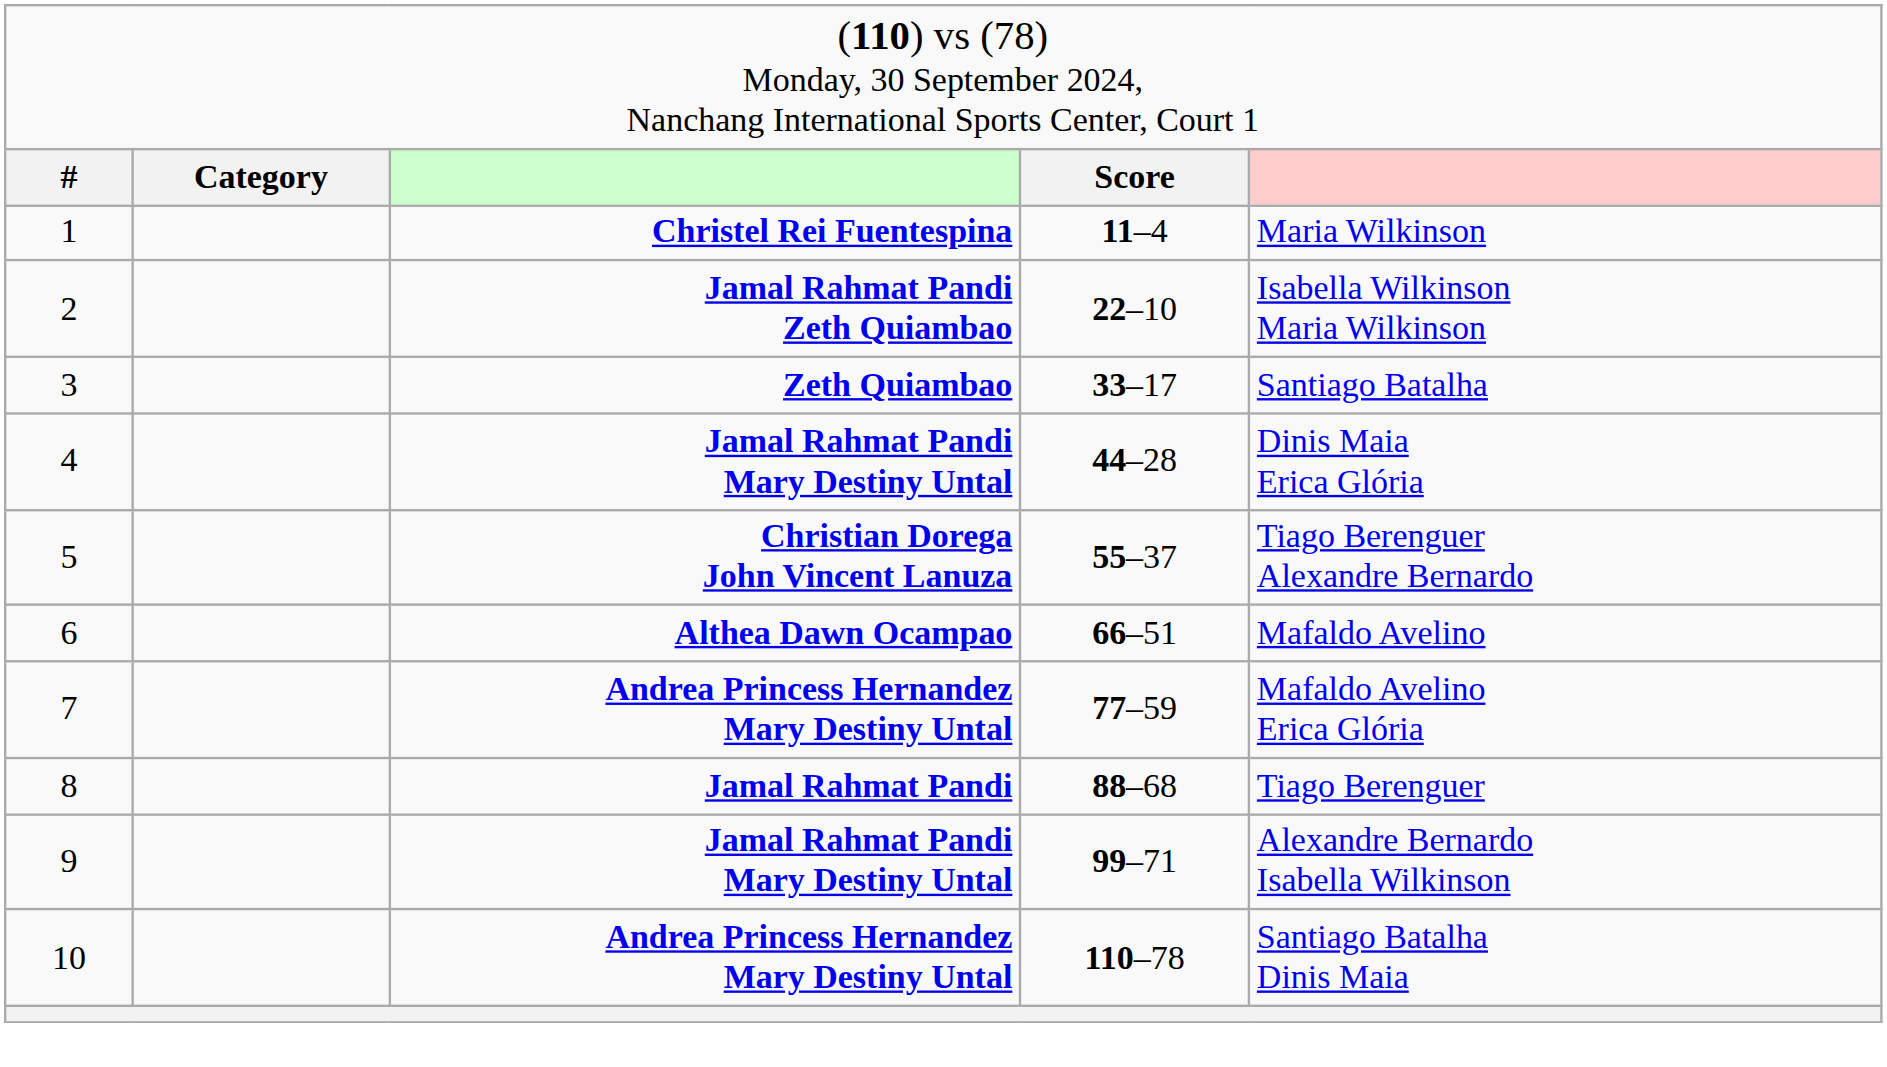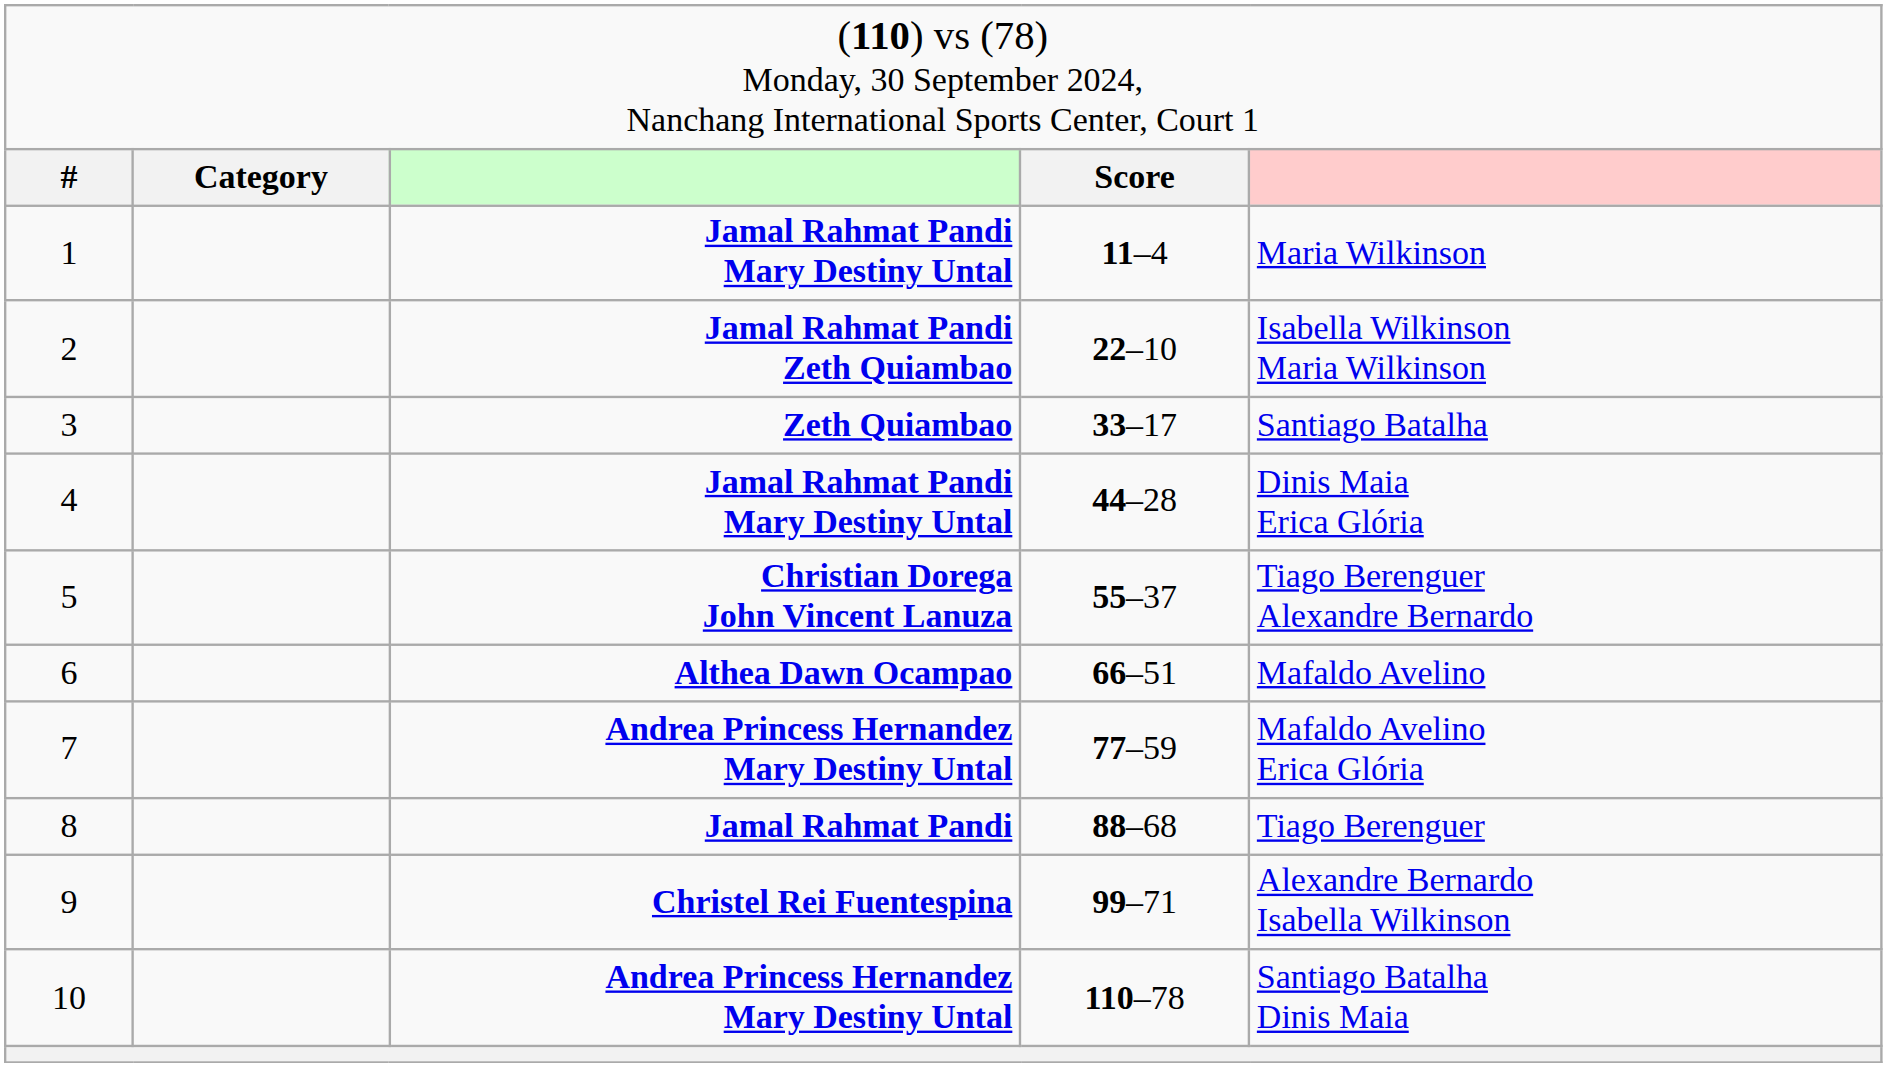(832, 232) Christel Rei Fuentespina -> (859, 252) Jamal Rahmat Pandi Mary Destiny Untal
(859, 861) Jamal Rahmat Pandi Mary Destiny Untal -> (832, 901) Christel Rei Fuentespina
